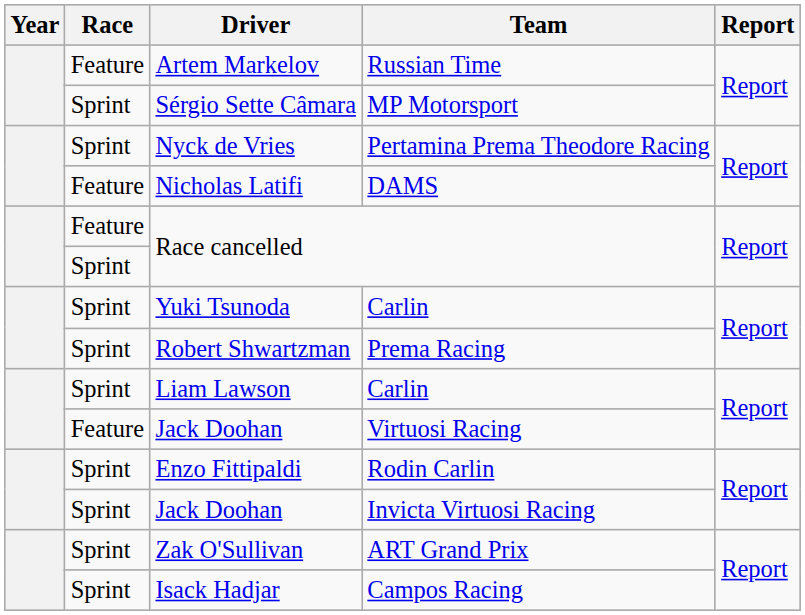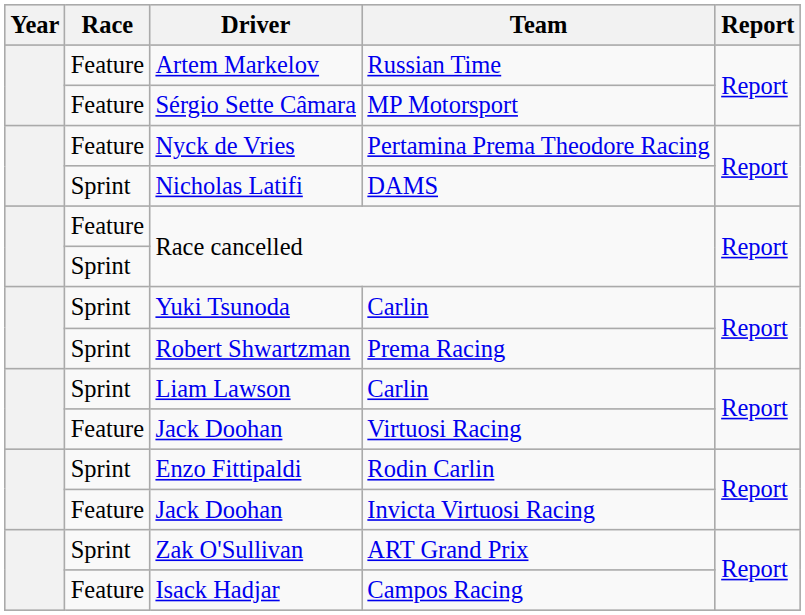(101, 105) Sprint -> (107, 105) Feature
(101, 145) Sprint -> (107, 145) Feature
(107, 186) Feature -> (101, 186) Sprint
(101, 509) Sprint -> (107, 509) Feature
(101, 589) Sprint -> (107, 589) Feature
